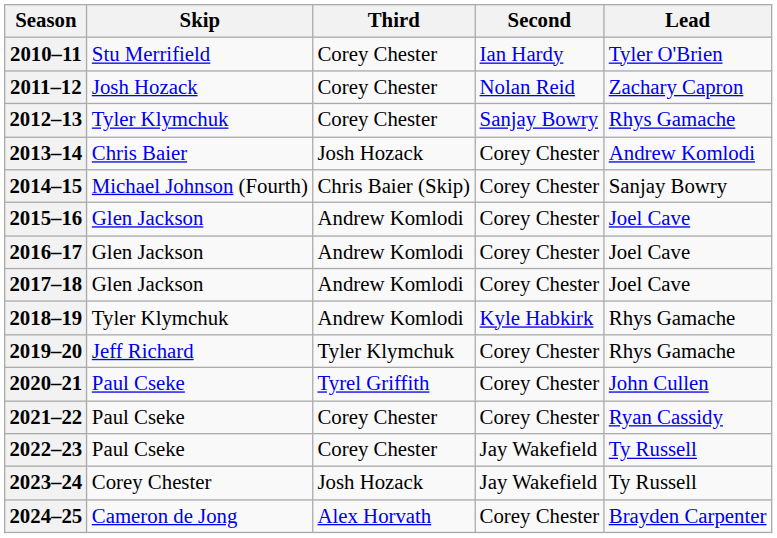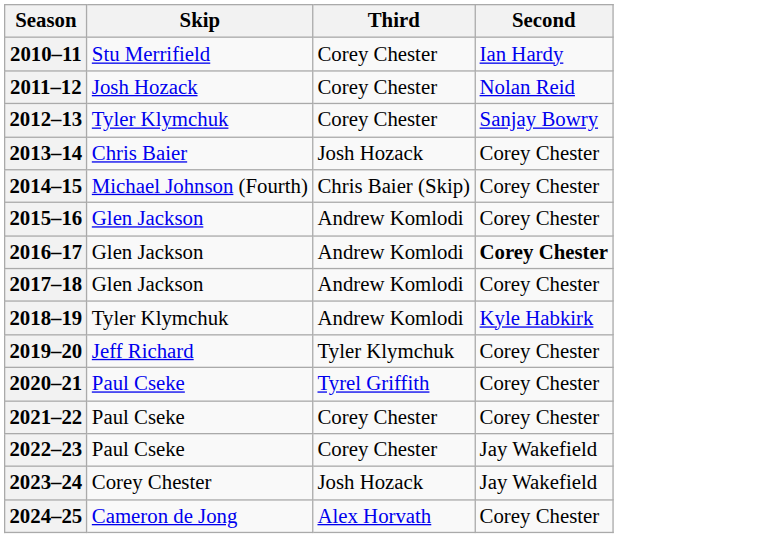- column: (688, 20)
(539, 251) normal -> (544, 251) bold
